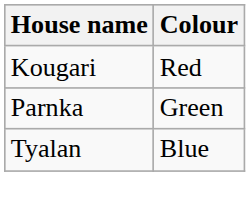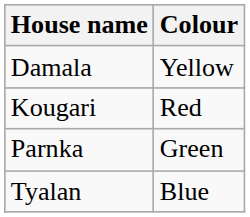+ row: (51, 66)
